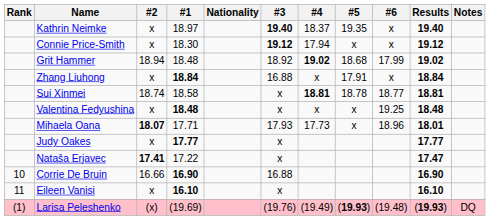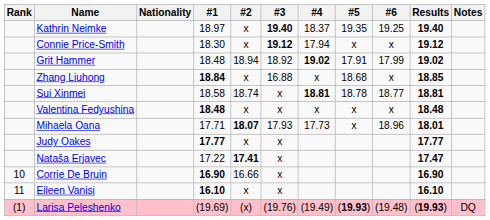columns swapped: (233, 12) <-> (152, 12)
(391, 28) x -> (391, 28) 19.25
(354, 61) 18.68 -> (354, 61) 17.91
(354, 77) 17.91 -> (354, 77) 18.68
(431, 77) 18.84 -> (431, 77) 18.85
(391, 110) 19.25 -> (391, 110) x
(280, 175) 16.88 -> (280, 175) x
